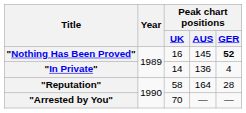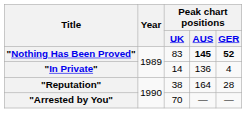(177, 54) 16 -> (177, 54) 83
(203, 54) normal -> (203, 54) bold
(177, 85) 58 -> (177, 85) 38
